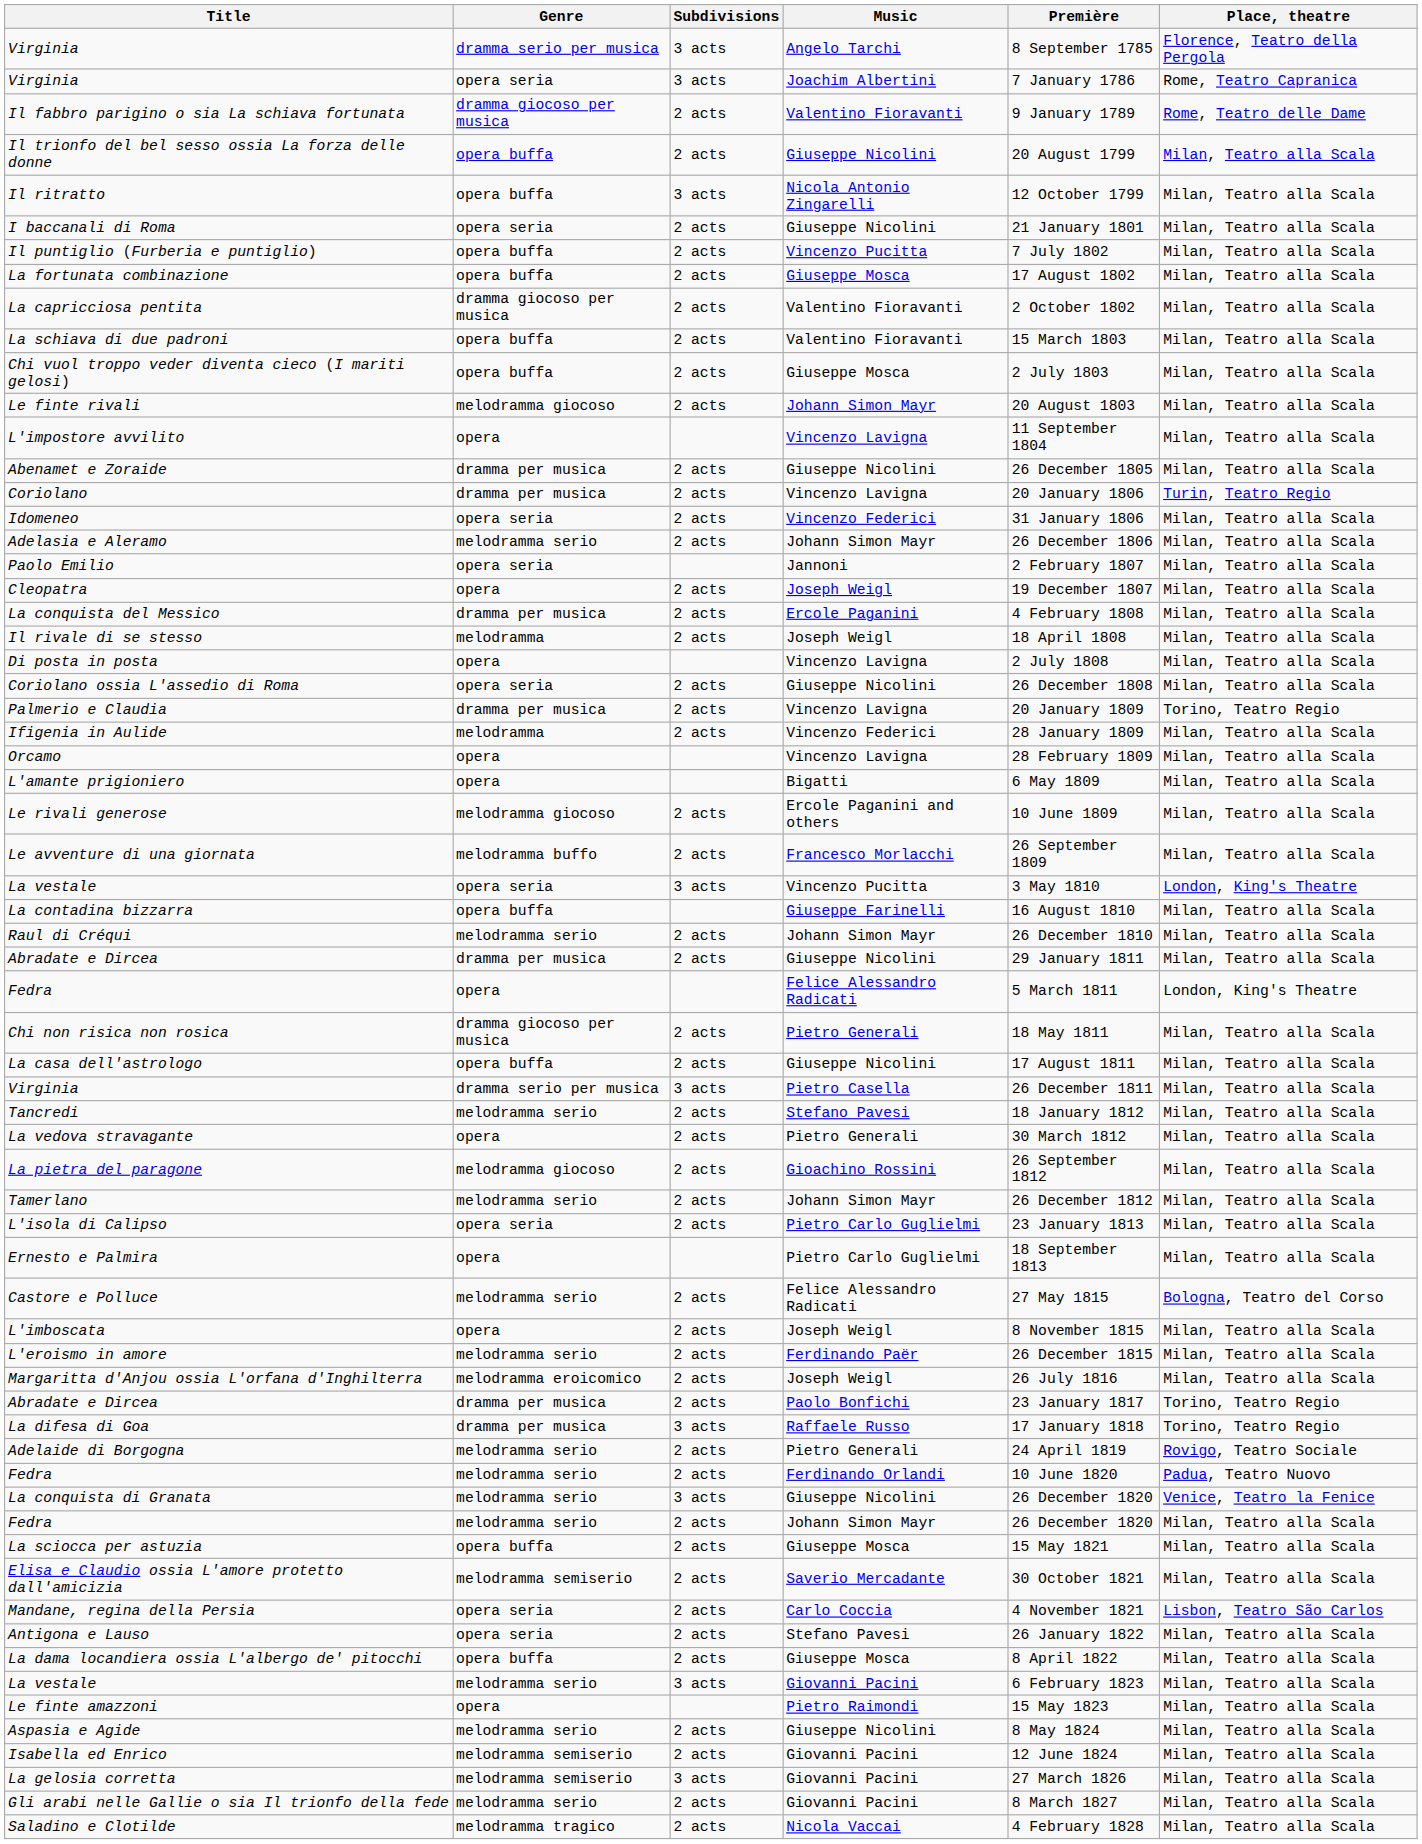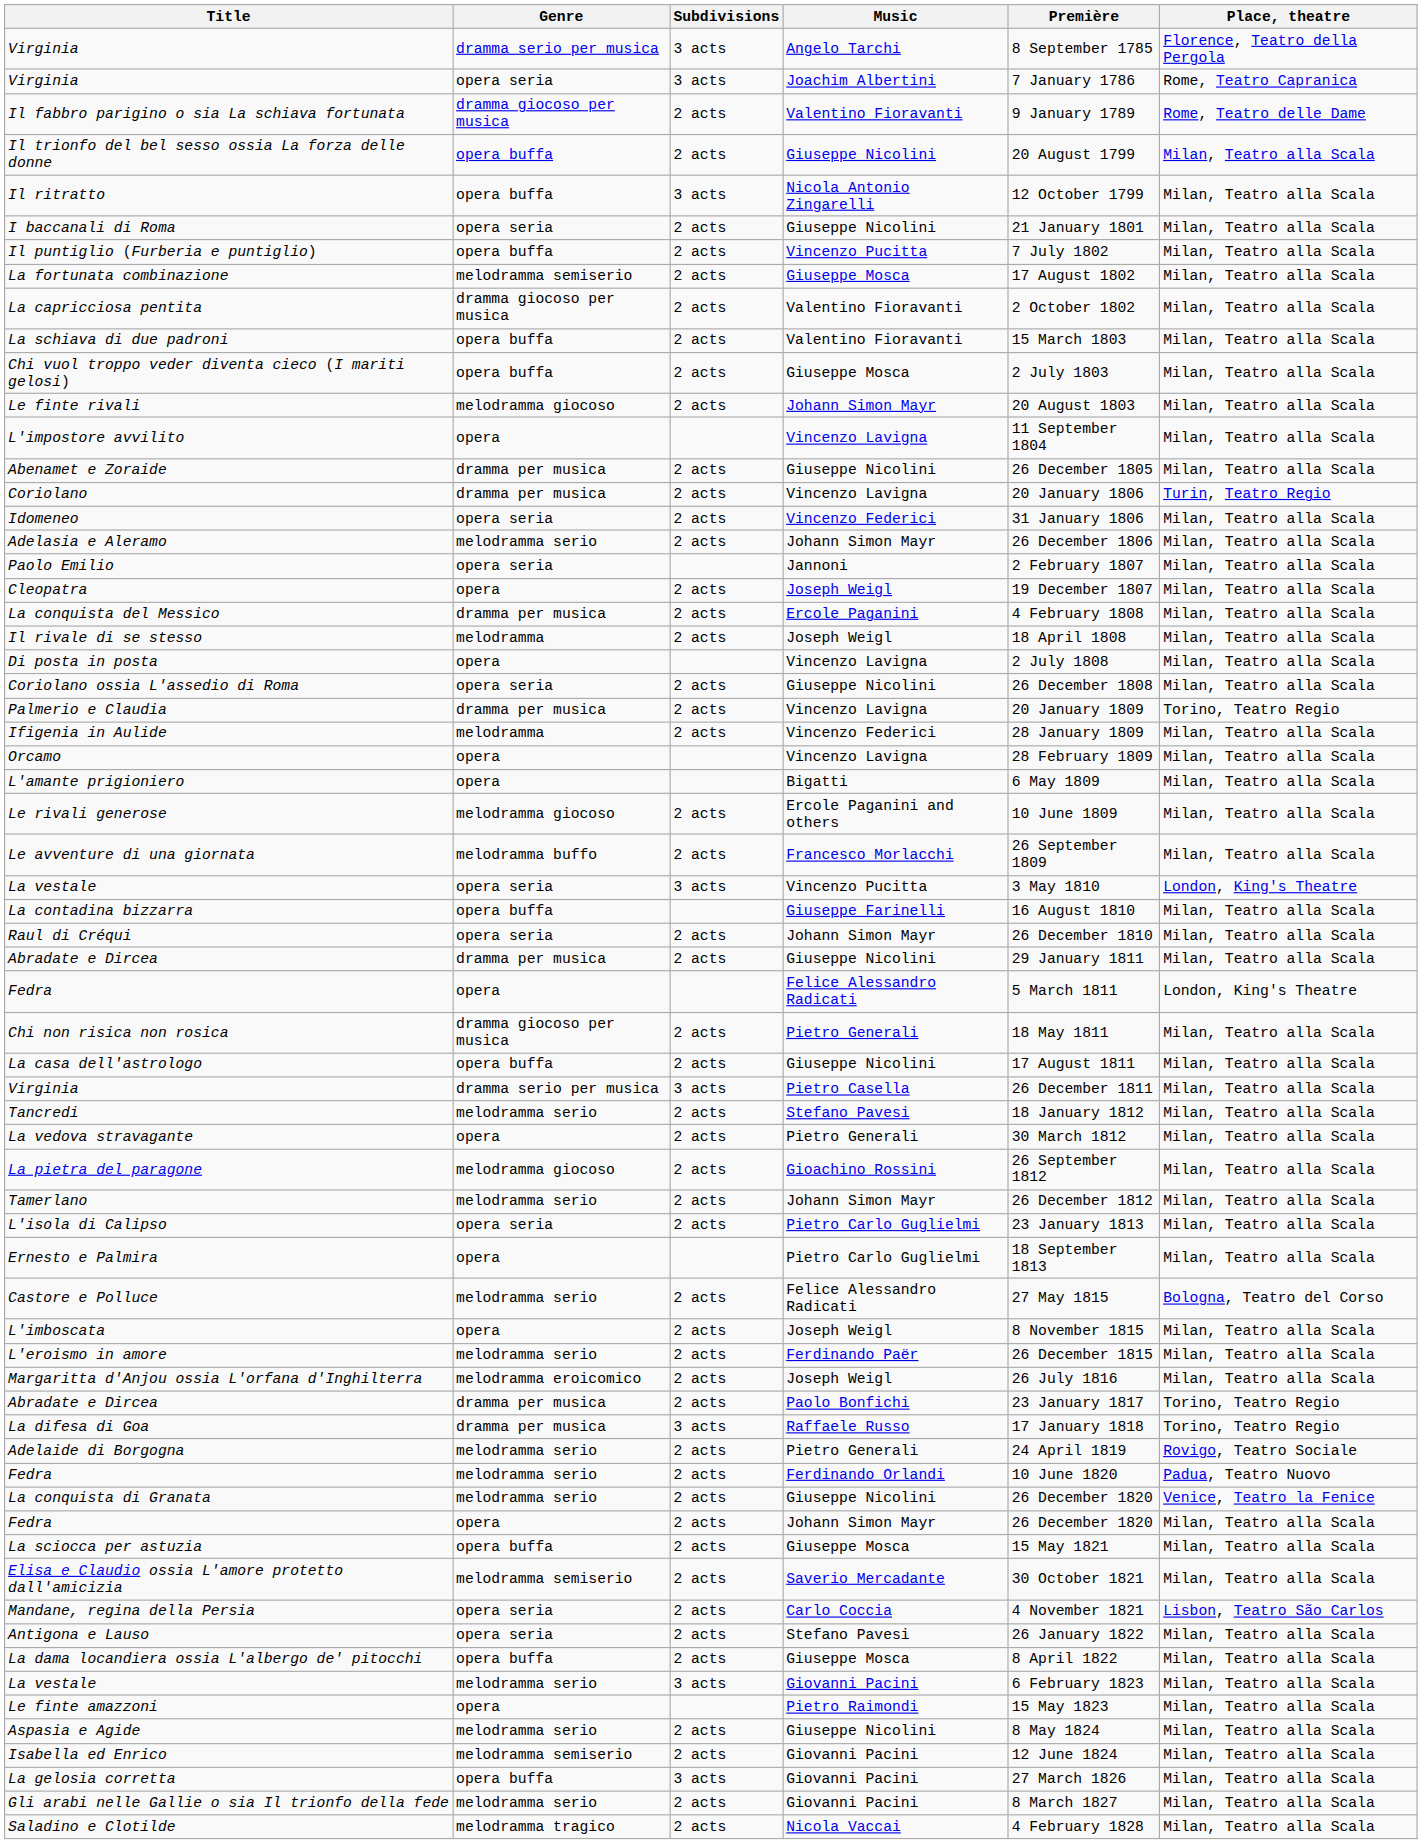(505, 276) opera buffa -> (544, 276) melodramma semiserio
(527, 935) melodramma serio -> (505, 935) opera seria
(700, 1499) 3 acts -> (700, 1499) 2 acts
(527, 1523) melodramma serio -> (478, 1523) opera
(544, 1779) melodramma semiserio -> (505, 1779) opera buffa
